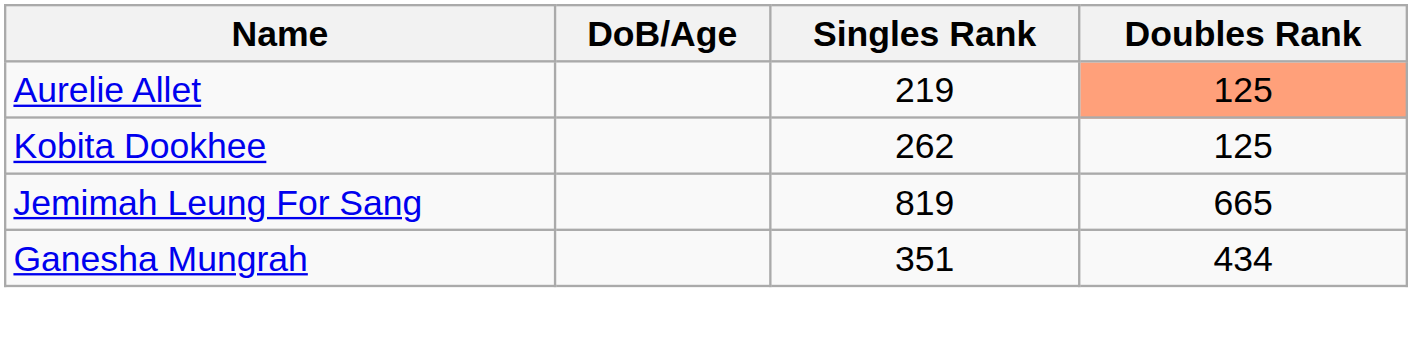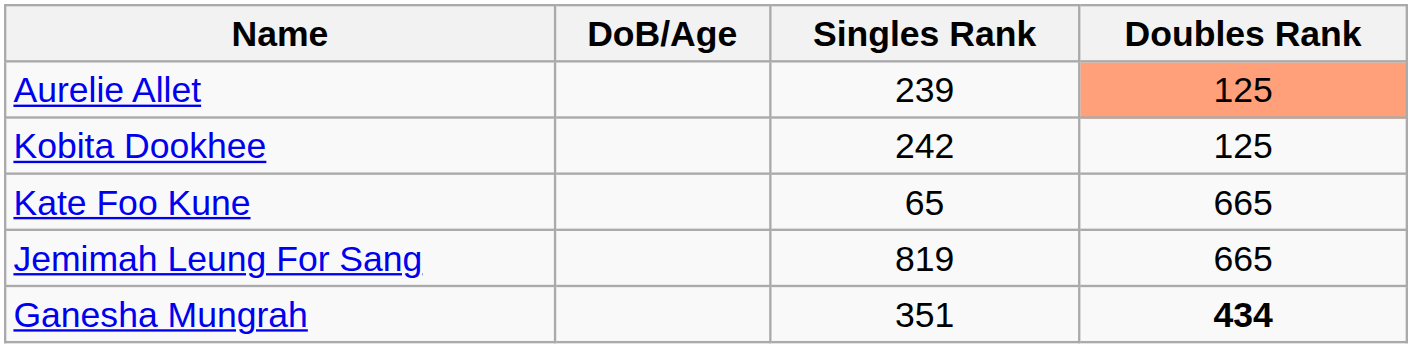(925, 90) 219 -> (925, 90) 239
(925, 146) 262 -> (925, 146) 242
+ row: (132, 202)
(1243, 259) normal -> (1243, 315) bold
